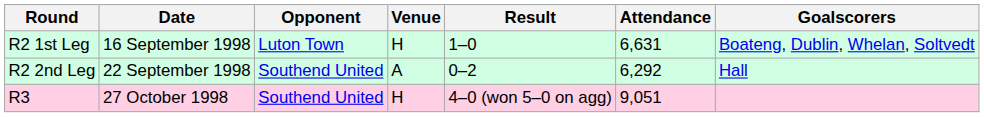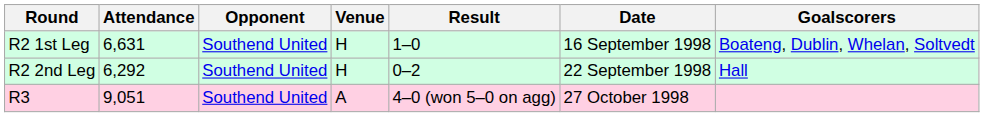columns swapped: (177, 17) <-> (665, 17)
(301, 44) Luton Town -> (265, 44) Southend United
(397, 71) A -> (341, 71) H
(397, 97) H -> (341, 97) A
